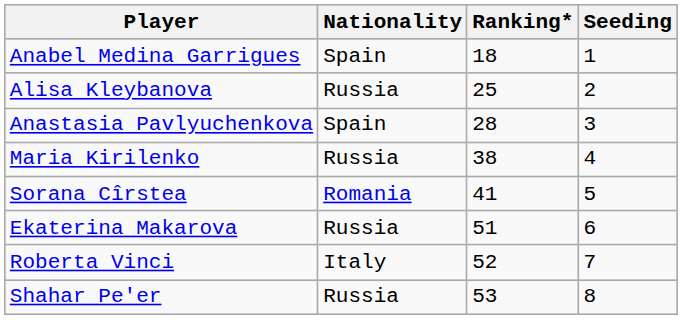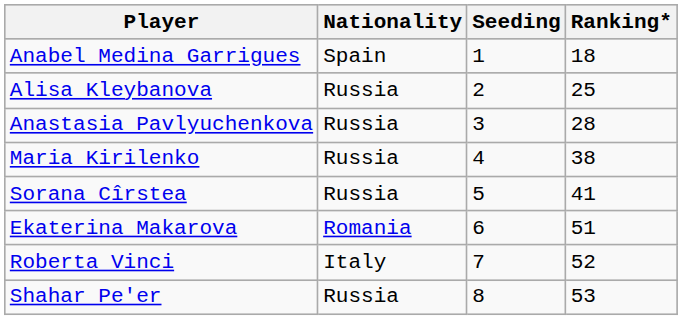columns swapped: (523, 22) <-> (628, 22)
(355, 125) Spain -> (361, 125) Russia
(367, 194) Romania -> (361, 194) Russia
(361, 228) Russia -> (367, 228) Romania
